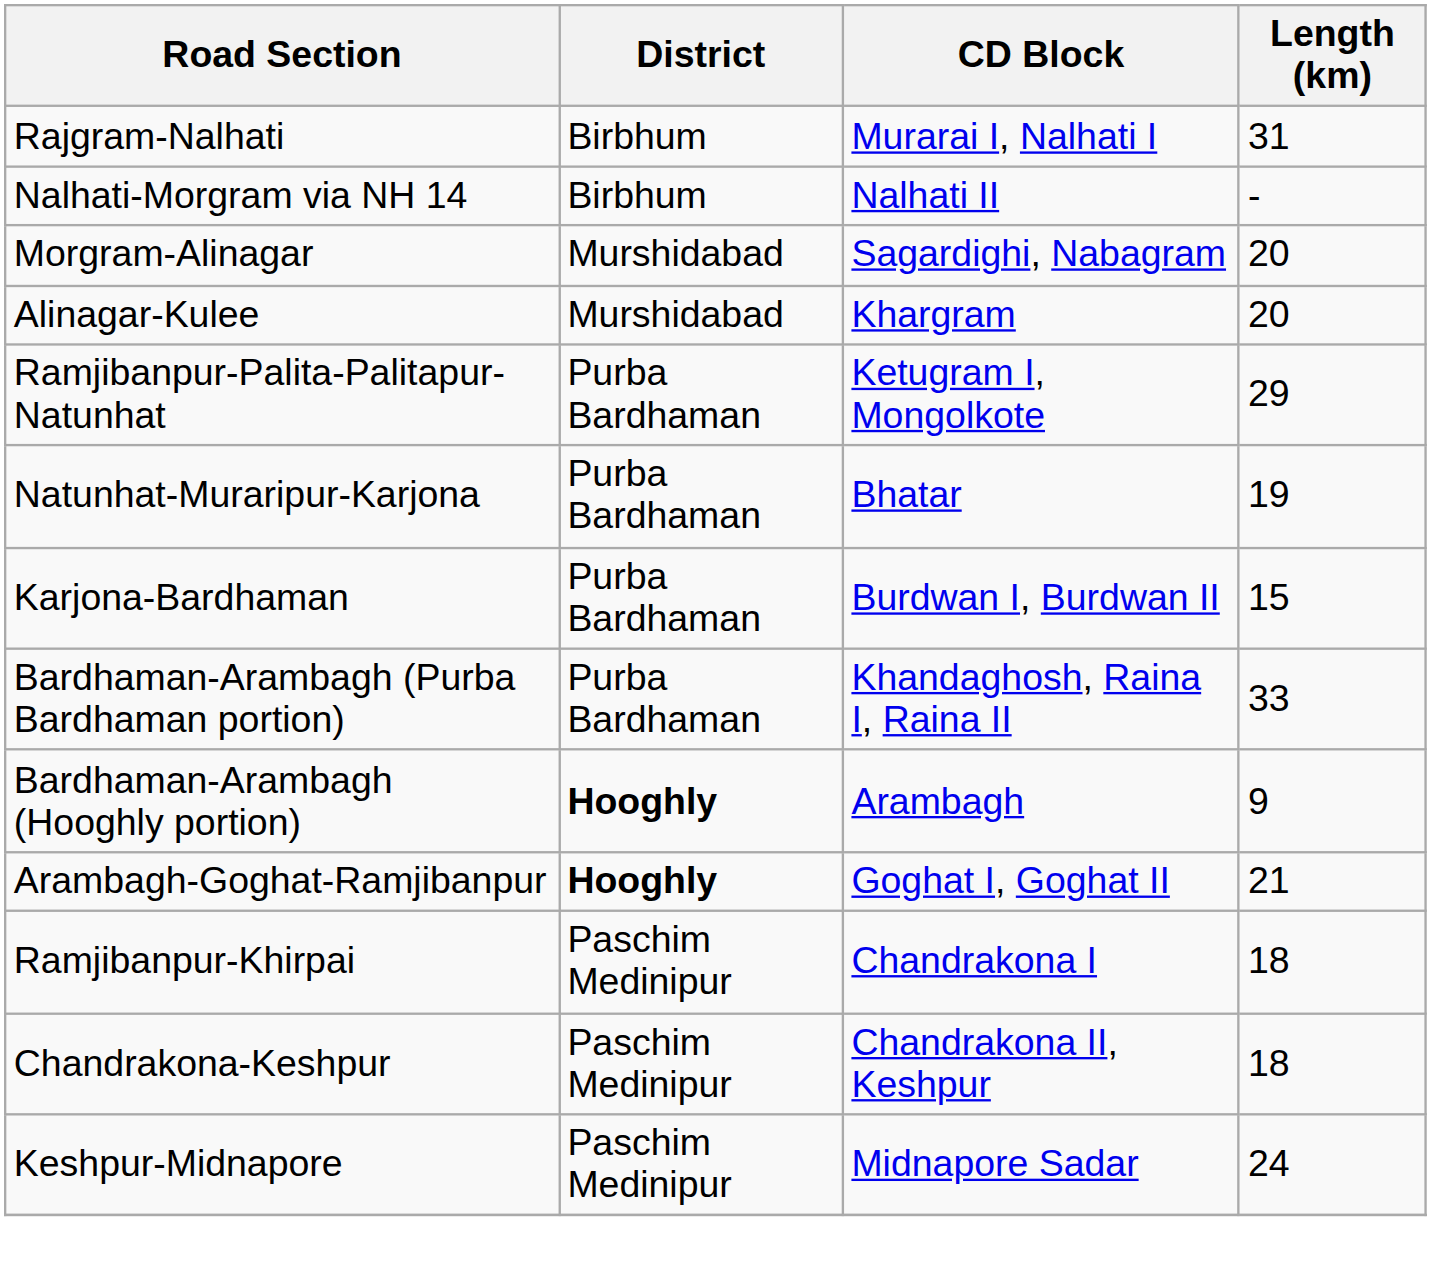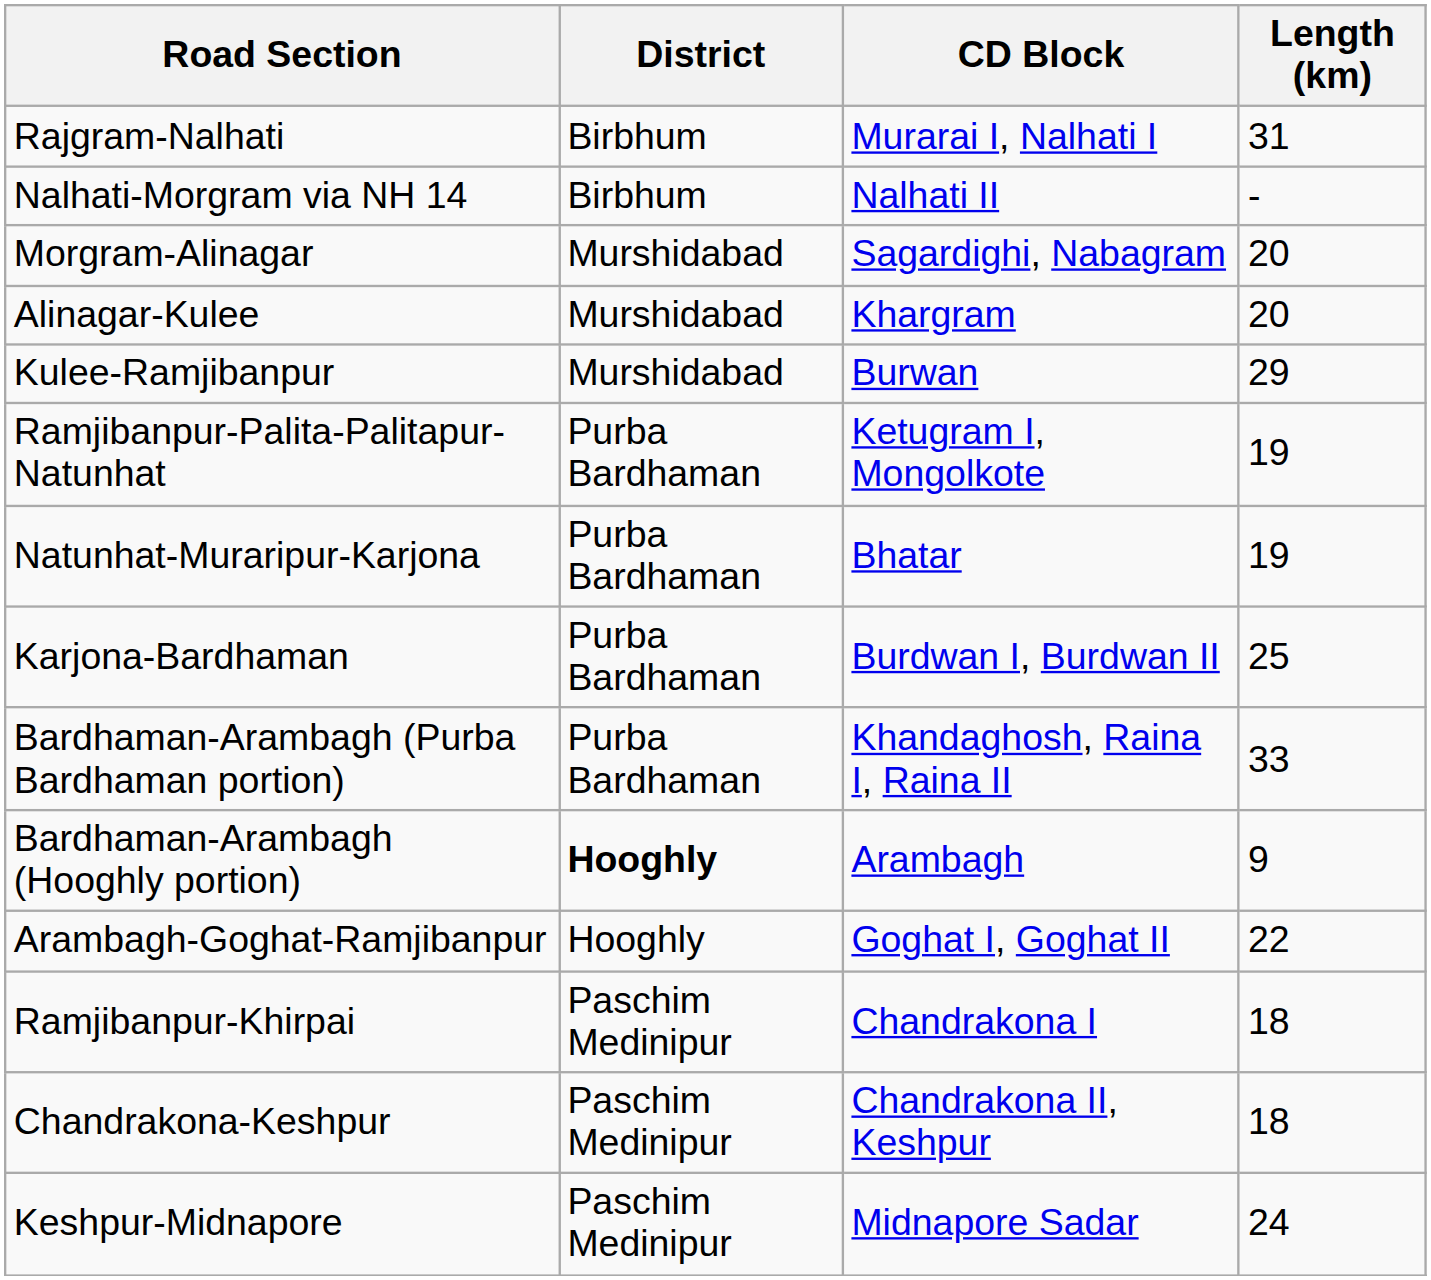+ row: (174, 373)
(1269, 394) 29 -> (1269, 453) 19
(1269, 597) 15 -> (1269, 656) 25
(642, 880) bold -> (636, 940) normal
(1269, 880) 21 -> (1269, 940) 22
